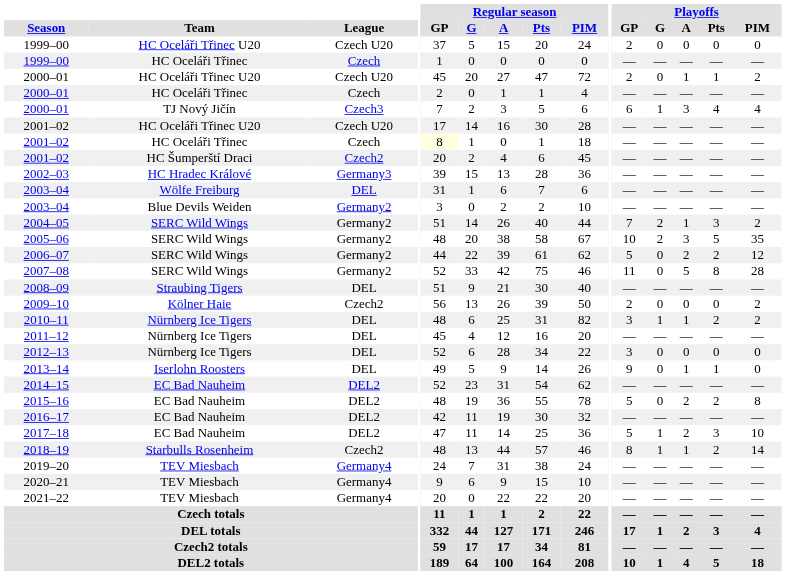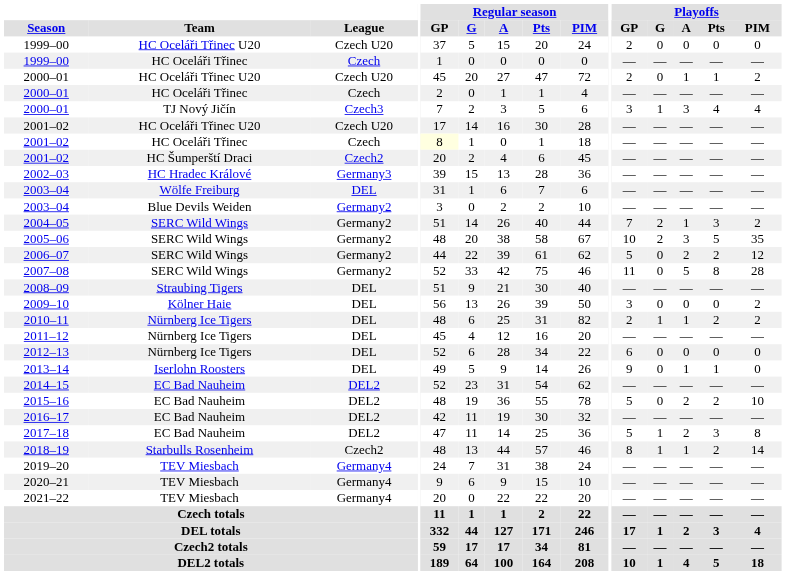(629, 109) 6 -> (629, 109) 3
(364, 303) Czech2 -> (364, 303) DEL
(629, 303) 2 -> (629, 303) 3
(629, 319) 3 -> (629, 319) 2
(629, 352) 3 -> (629, 352) 6
(757, 400) 8 -> (757, 400) 10
(757, 433) 10 -> (757, 433) 8
